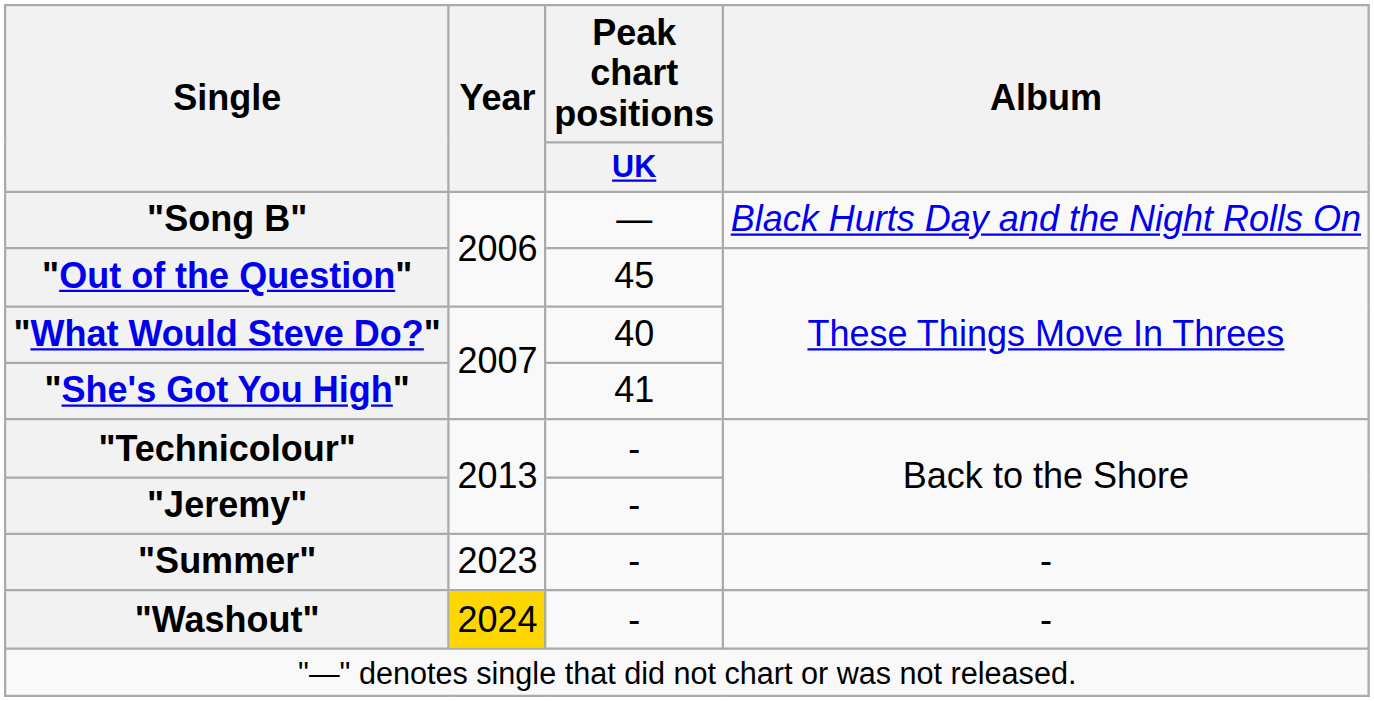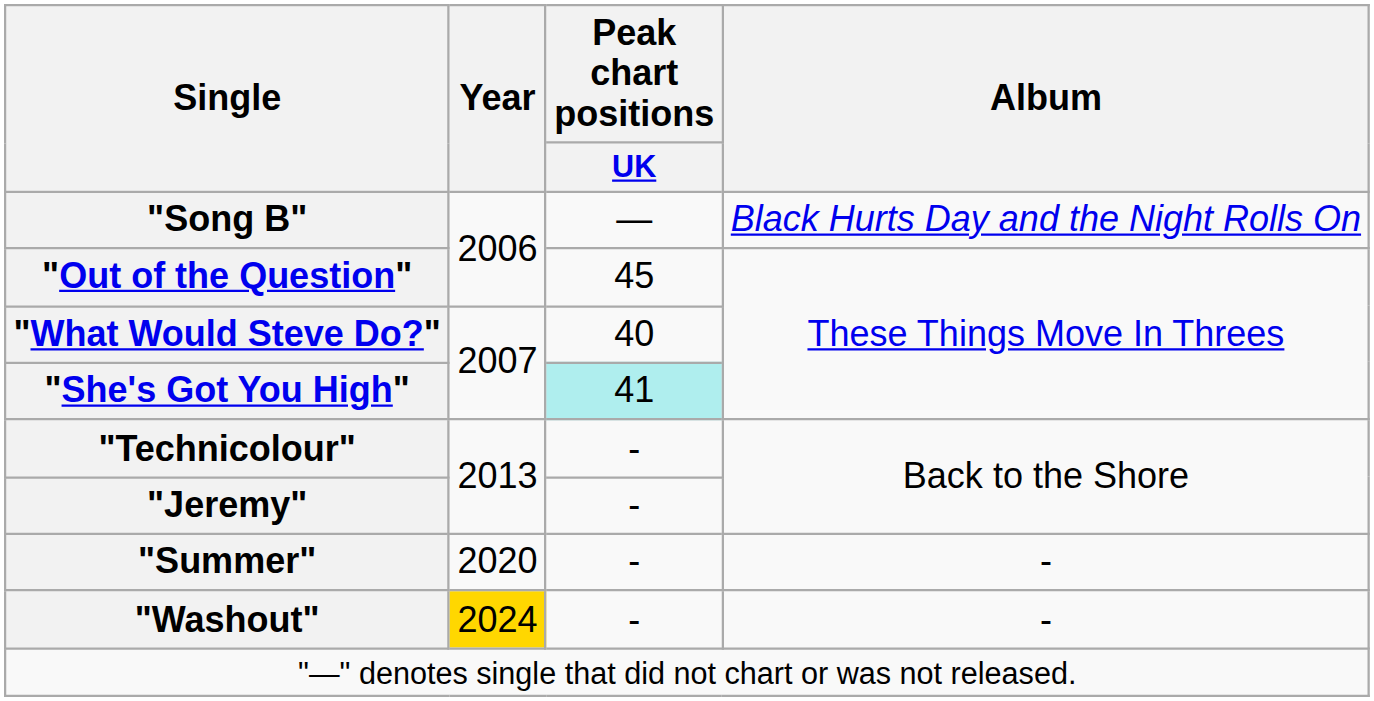(634, 390) no background -> (634, 390) paleturquoise background
(498, 561) 2023 -> (498, 561) 2020
